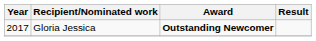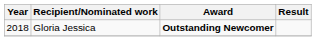(18, 28) 2017 -> (18, 28) 2018
